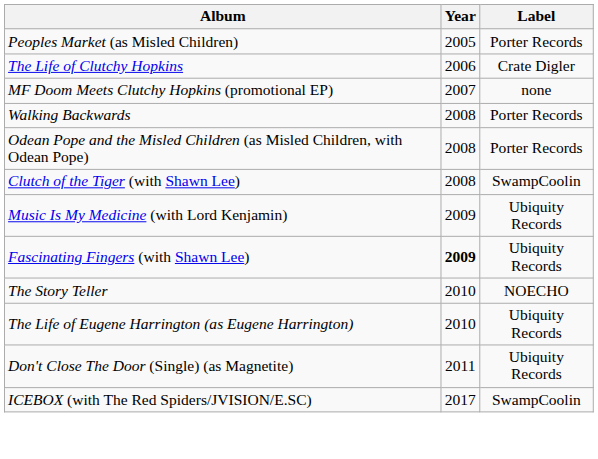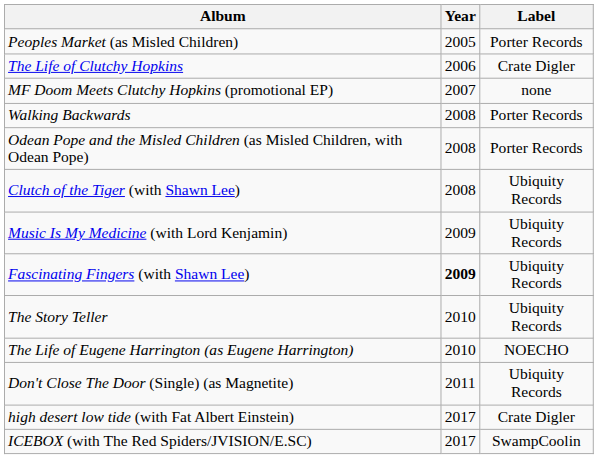(536, 181) SwampCoolin -> (536, 190) Ubiquity Records
(536, 290) NOECHO -> (536, 316) Ubiquity Records
(536, 324) Ubiquity Records -> (536, 350) NOECHO
+ row: (151, 416)
